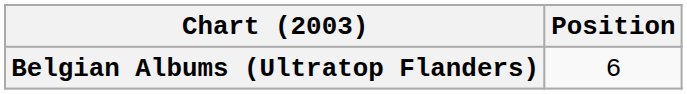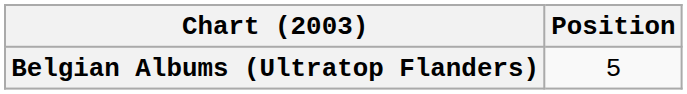(613, 68) 6 -> (613, 68) 5
